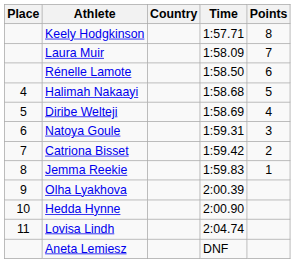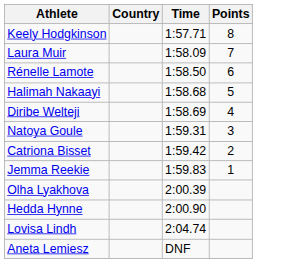- column: (23, 14)
